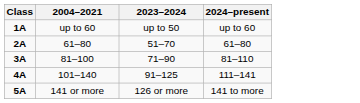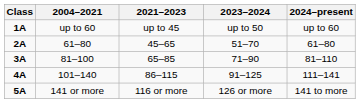+ column: (161, 12)
